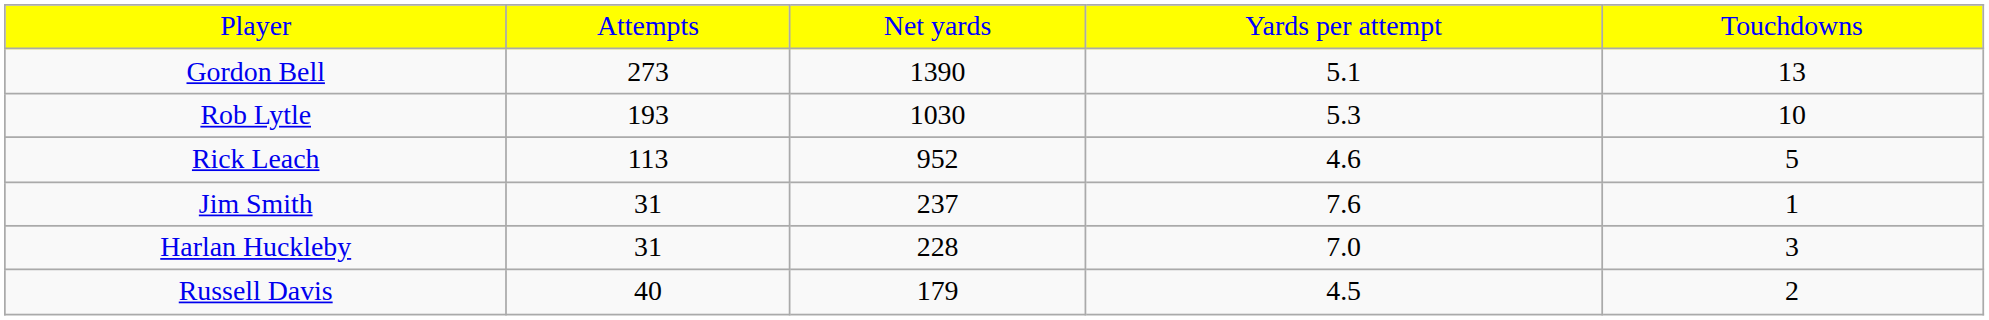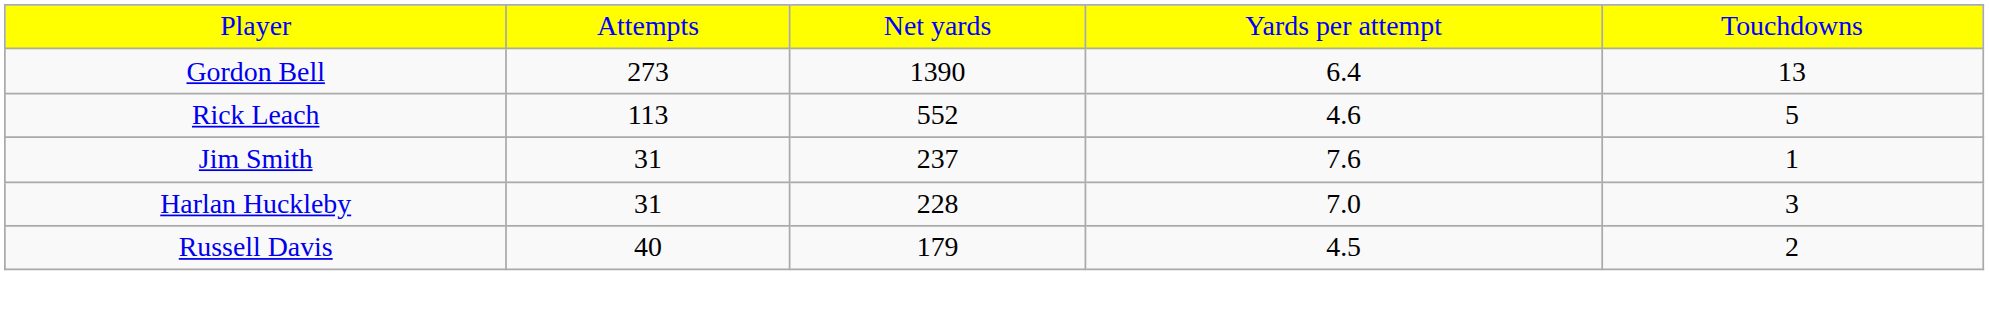(1344, 70) 5.1 -> (1344, 70) 6.4
- row: (256, 114)
(938, 159) 952 -> (938, 114) 552
